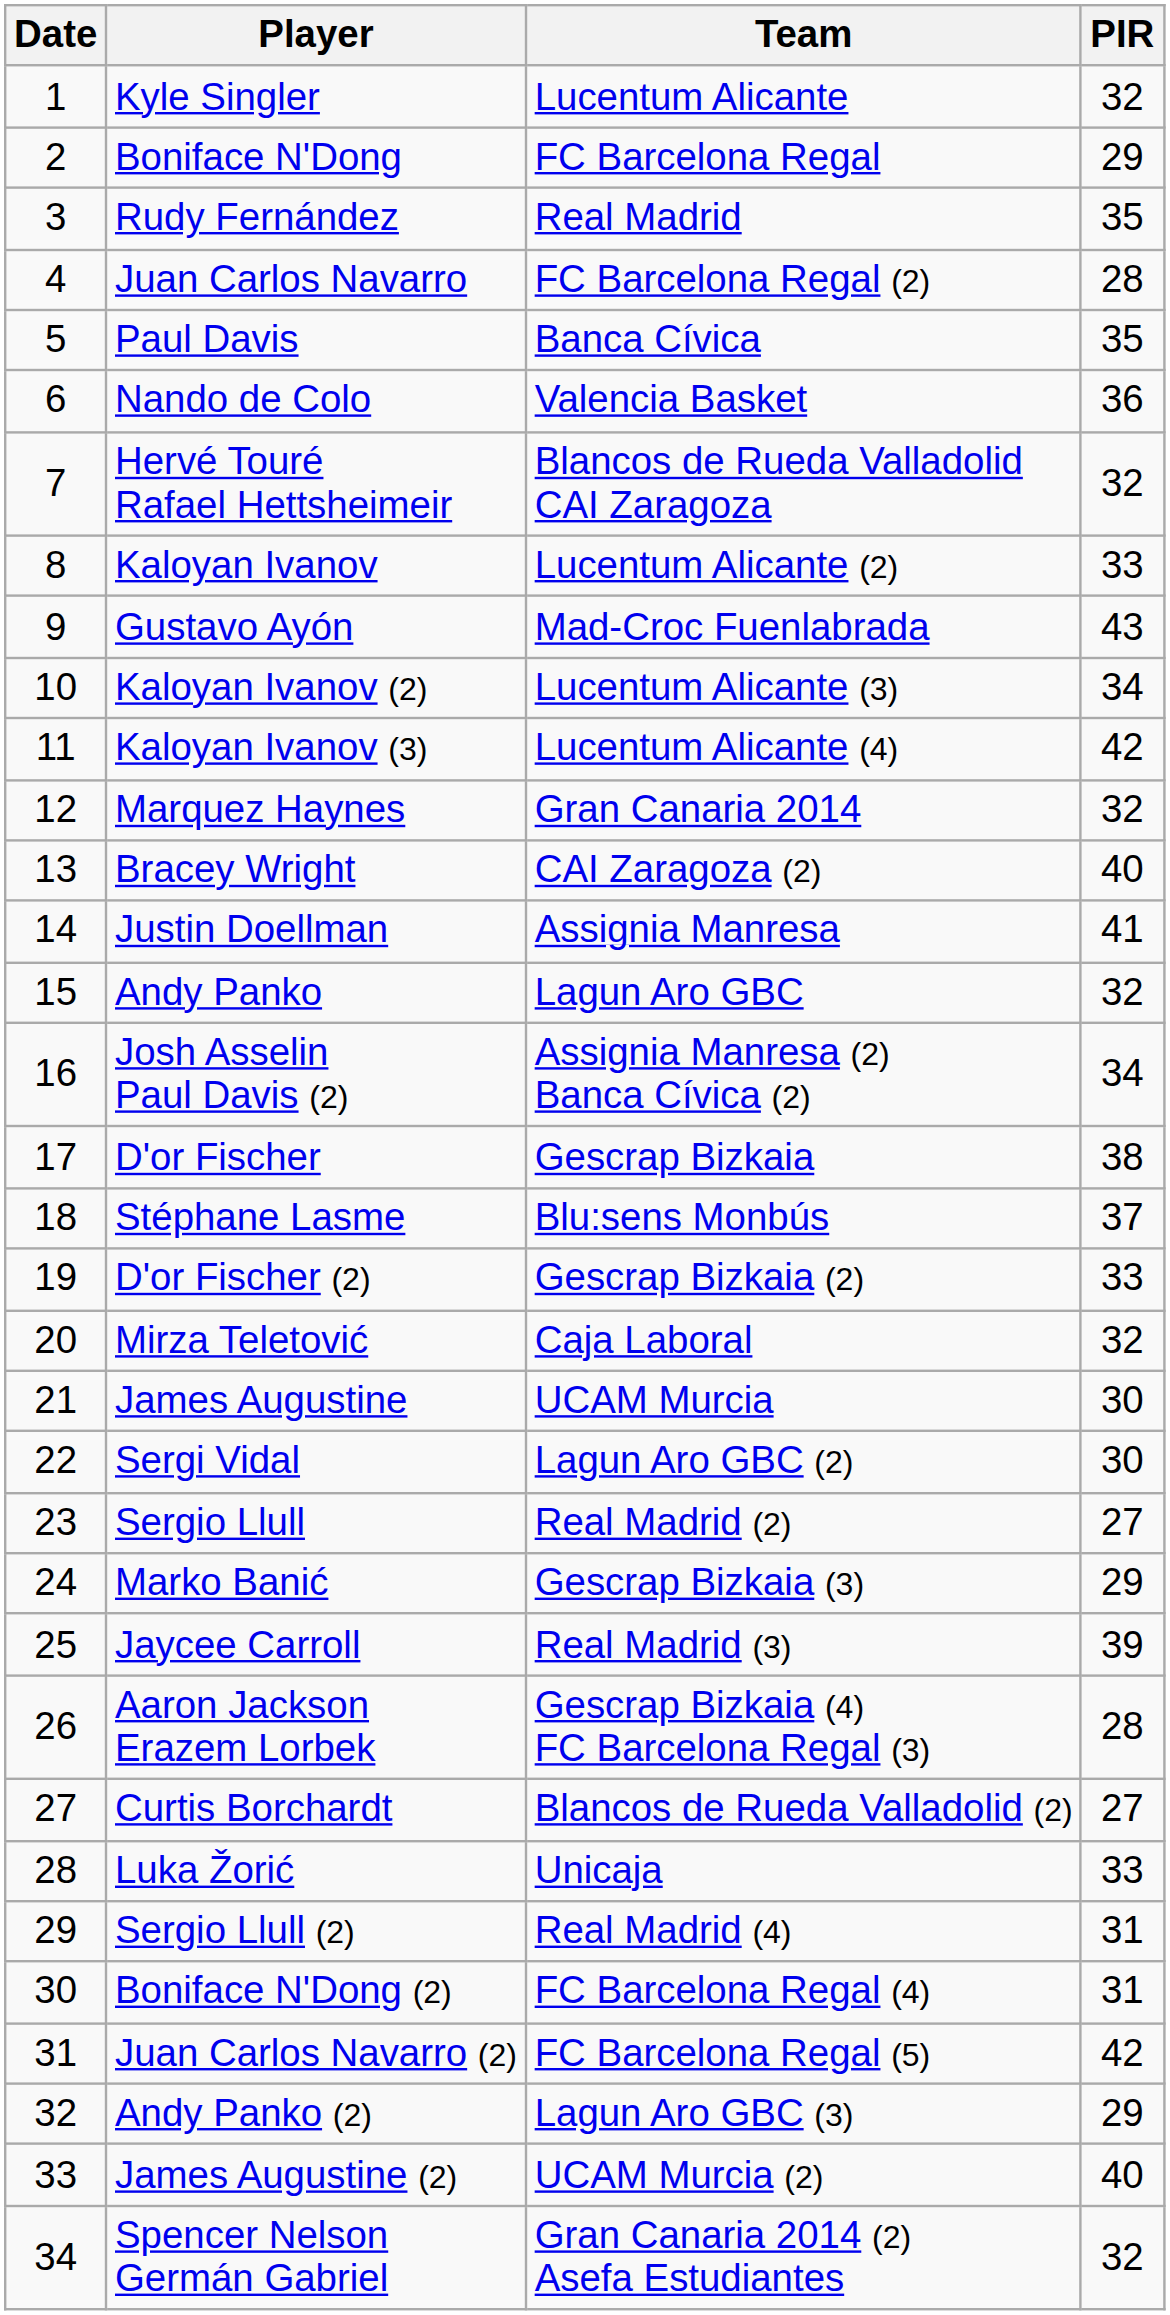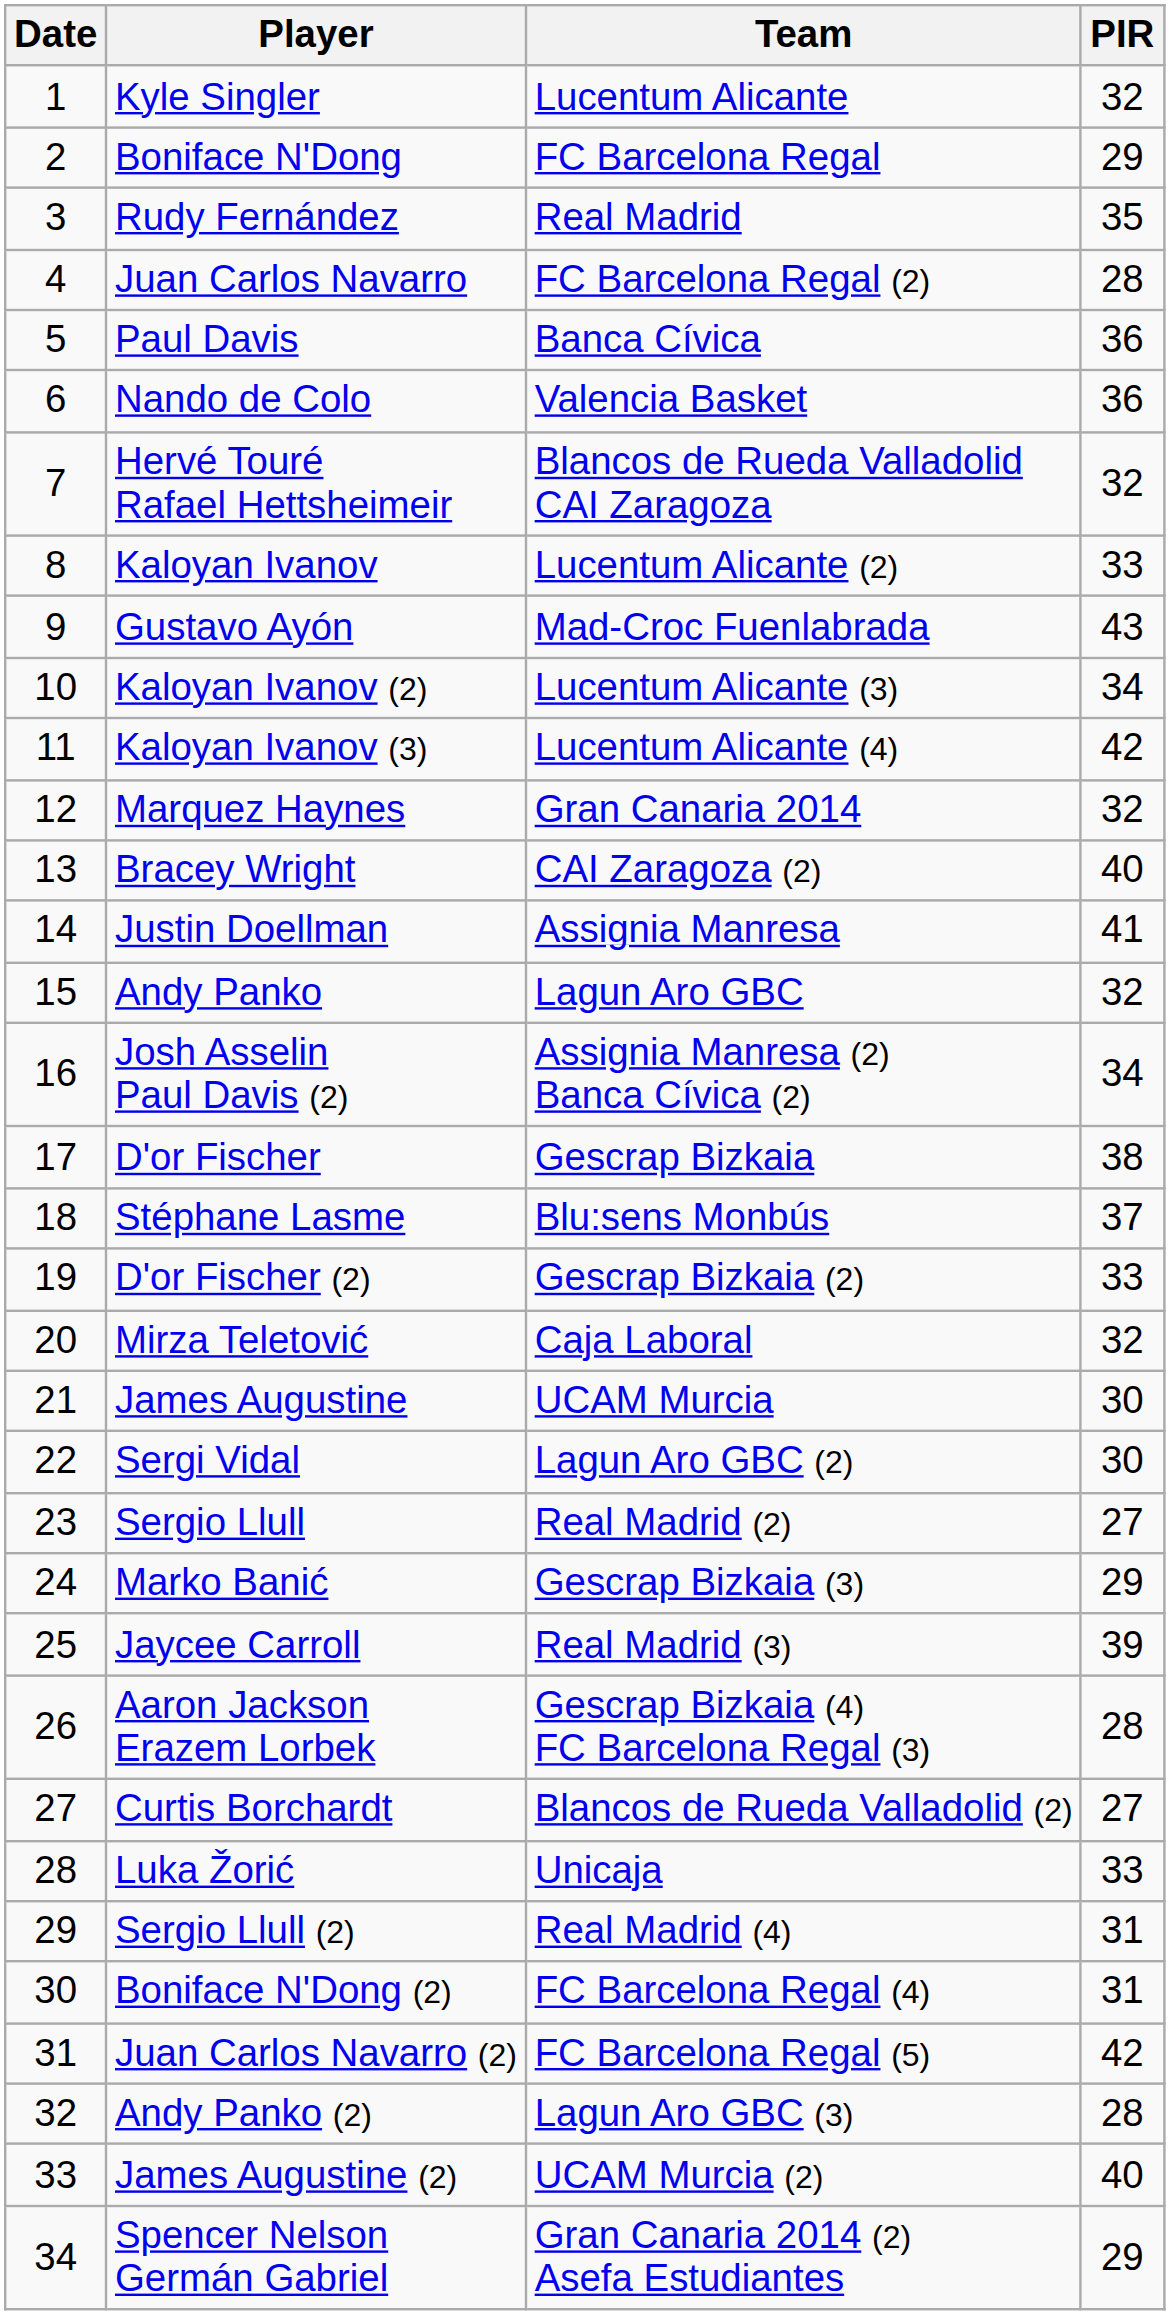(1122, 339) 35 -> (1122, 339) 36
(1122, 2113) 29 -> (1122, 2113) 28
(1122, 2256) 32 -> (1122, 2256) 29
